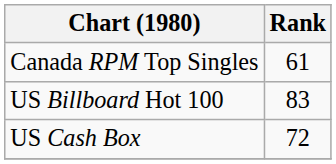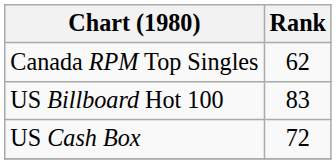(298, 61) 61 -> (298, 61) 62
